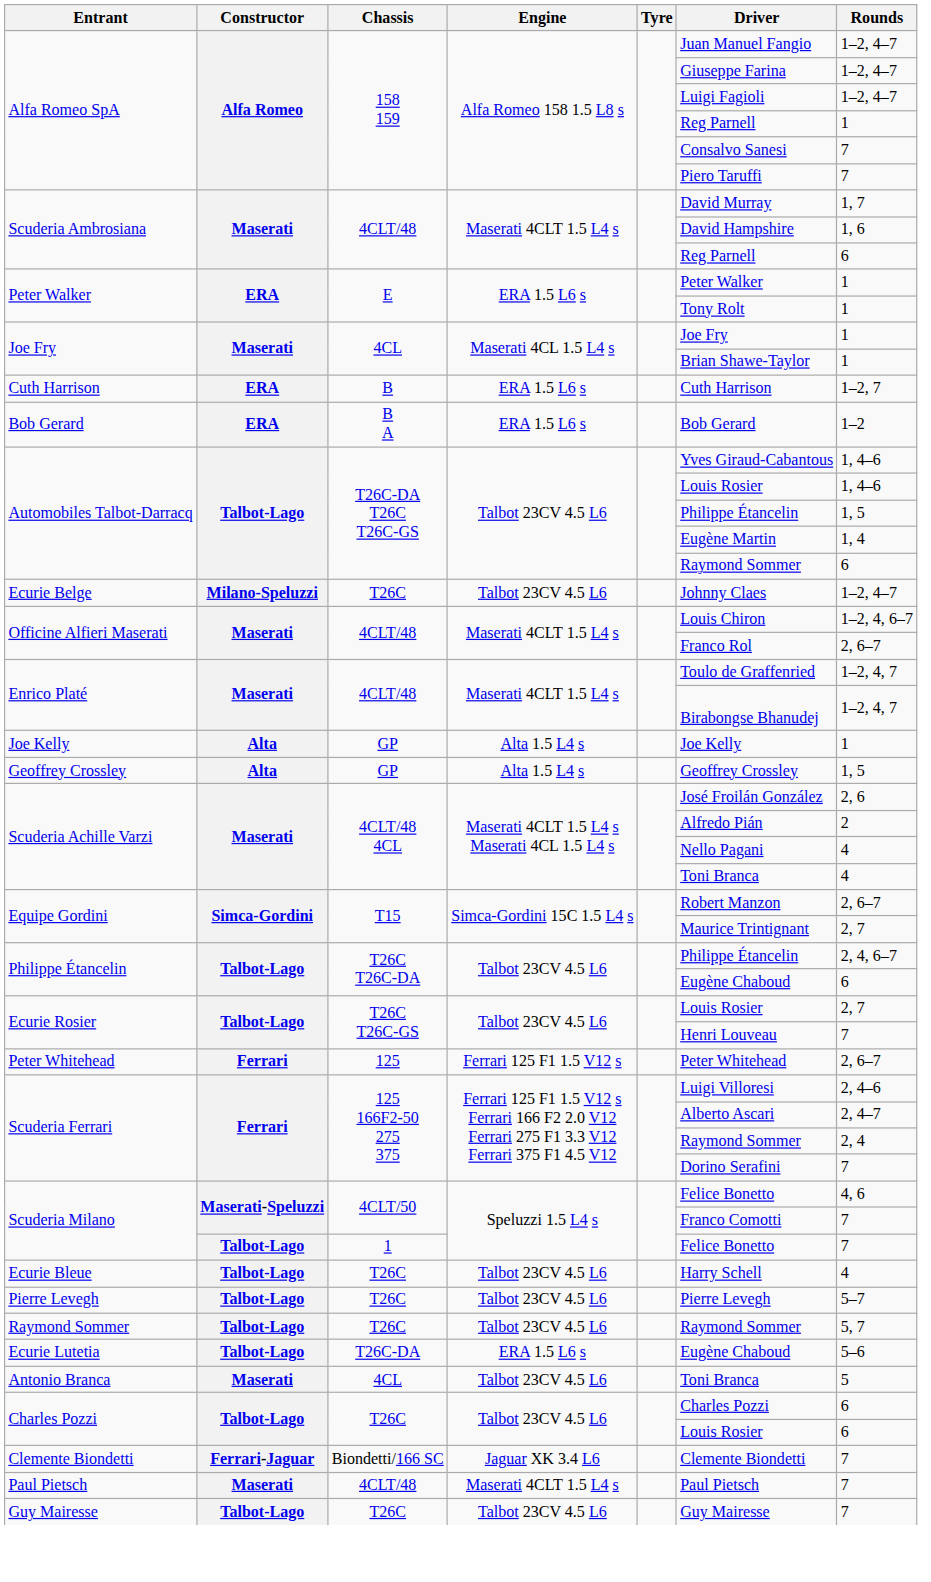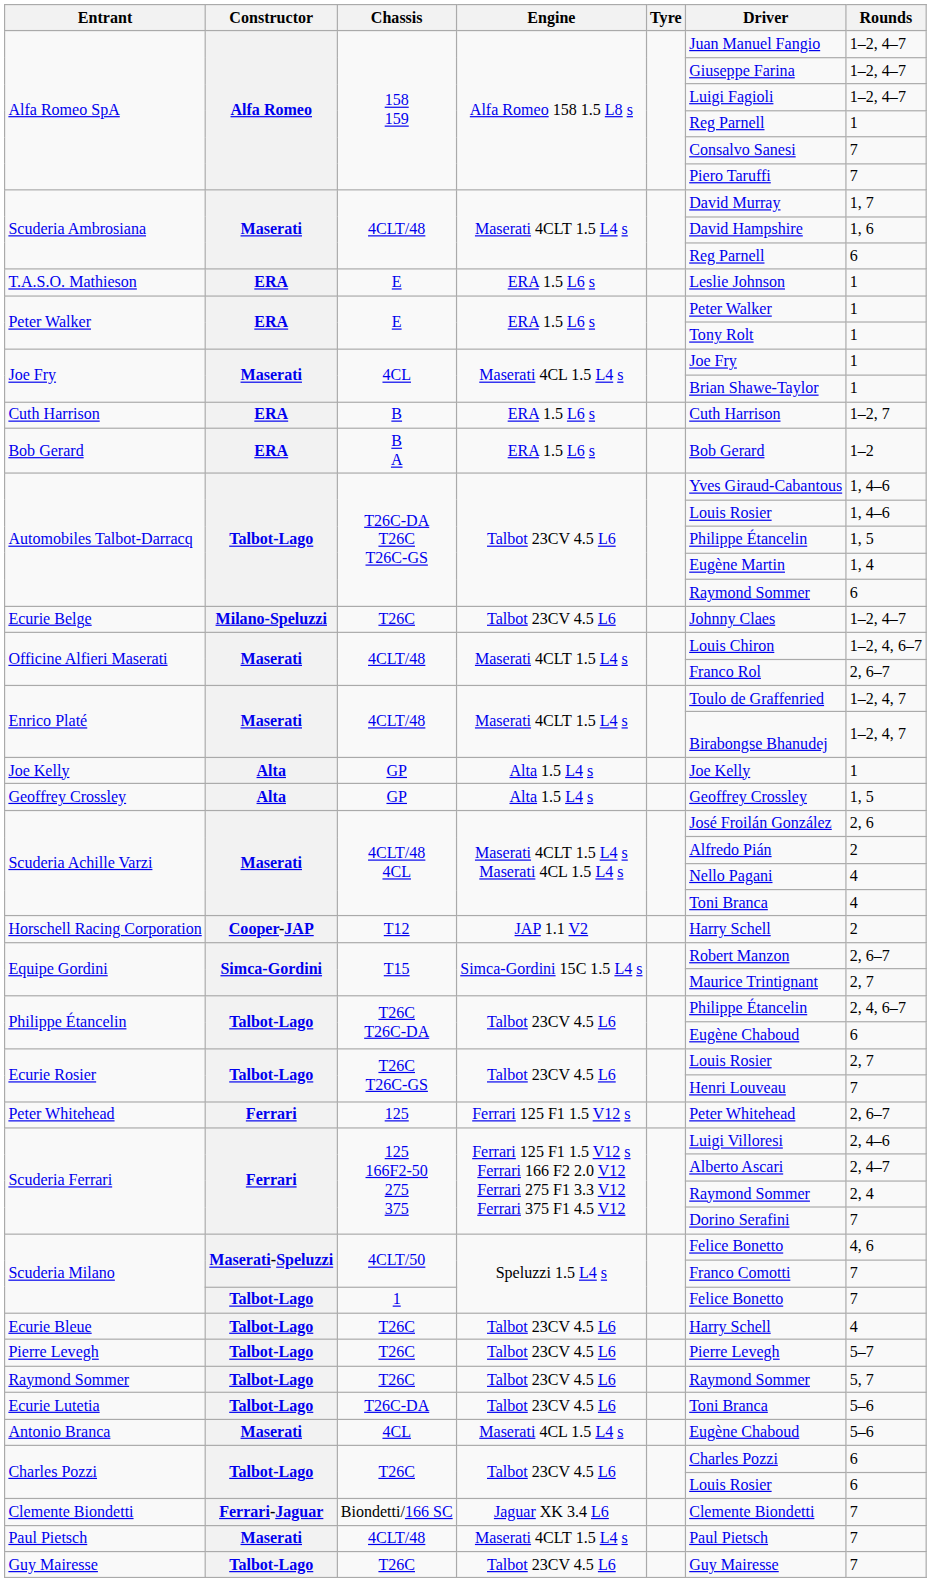+ row: (73, 282)
+ row: (105, 928)
(542, 1352) ERA 1.5 L6 s -> (551, 1405) Talbot 23CV 4.5 L6
(735, 1352) Eugène Chaboud -> (729, 1405) Toni Branca
(542, 1378) Talbot 23CV 4.5 L6 -> (551, 1431) Maserati 4CL 1.5 L4 s
(720, 1378) Toni Branca -> (744, 1431) Eugène Chaboud
(845, 1378) 5 -> (862, 1431) 5–6
